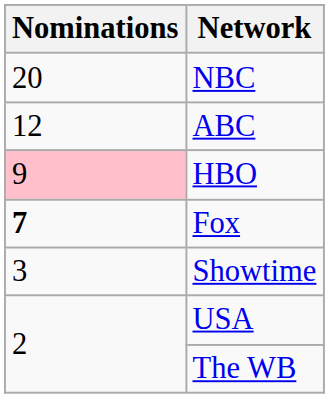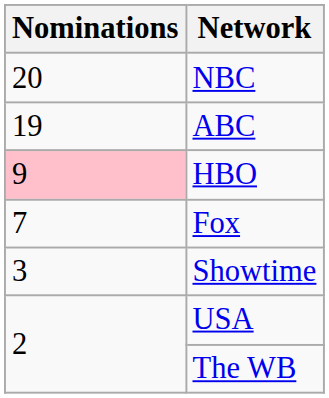(27, 125) 12 -> (27, 125) 19
(20, 222) bold -> (20, 222) normal
